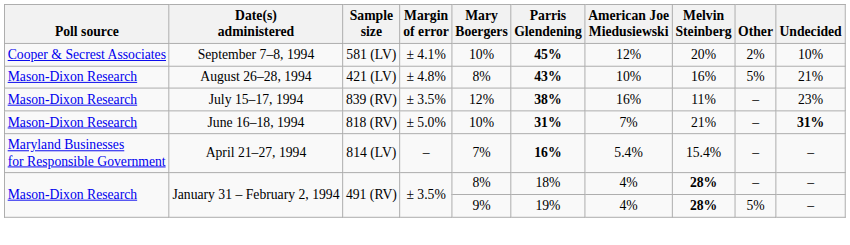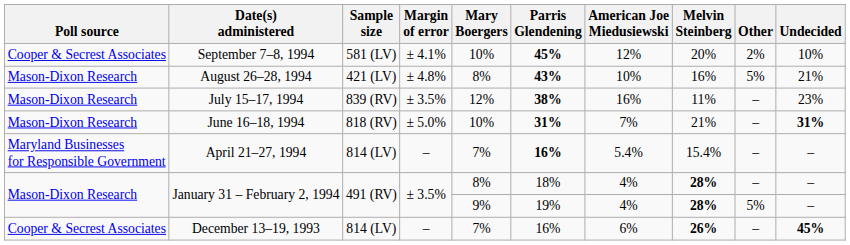+ row: (256, 228)
